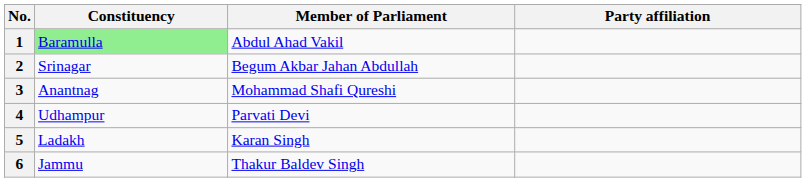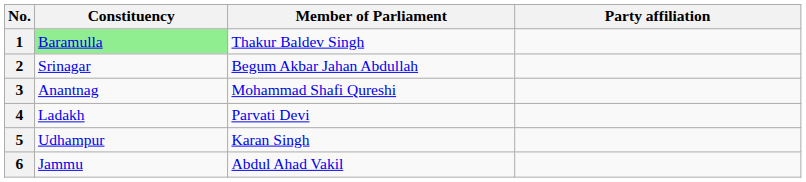(287, 41) Abdul Ahad Vakil -> (298, 41) Thakur Baldev Singh
(71, 115) Udhampur -> (61, 115) Ladakh
(61, 139) Ladakh -> (71, 139) Udhampur
(298, 164) Thakur Baldev Singh -> (287, 164) Abdul Ahad Vakil
